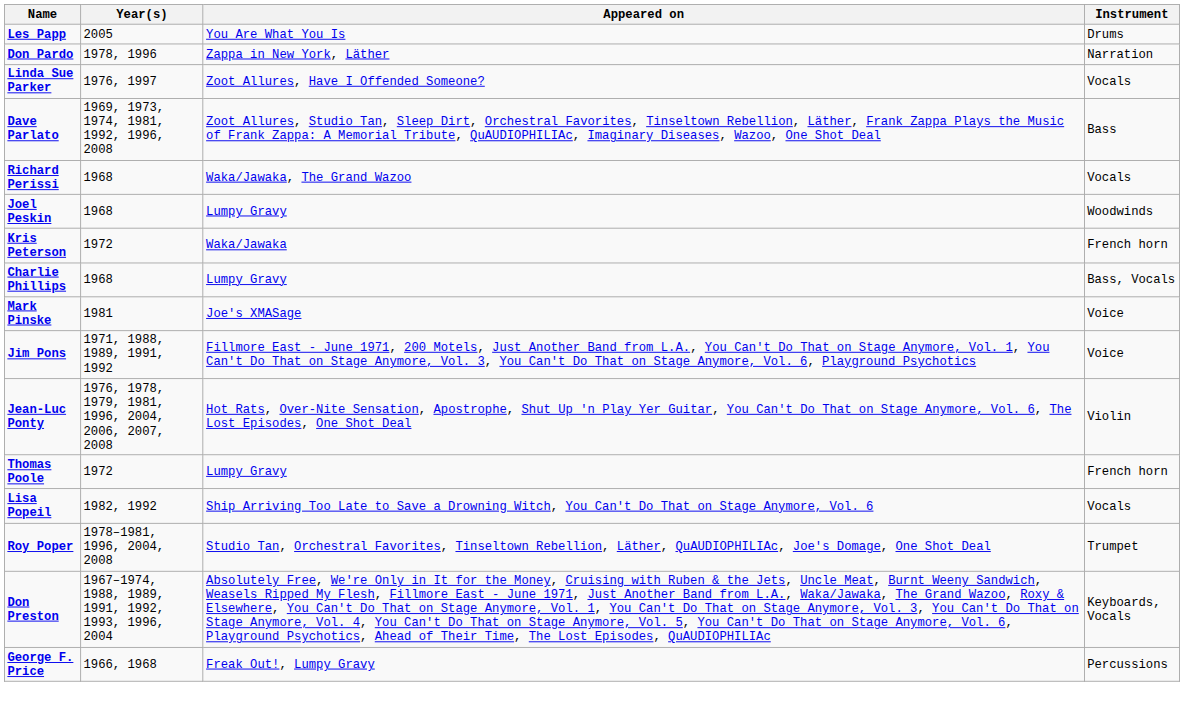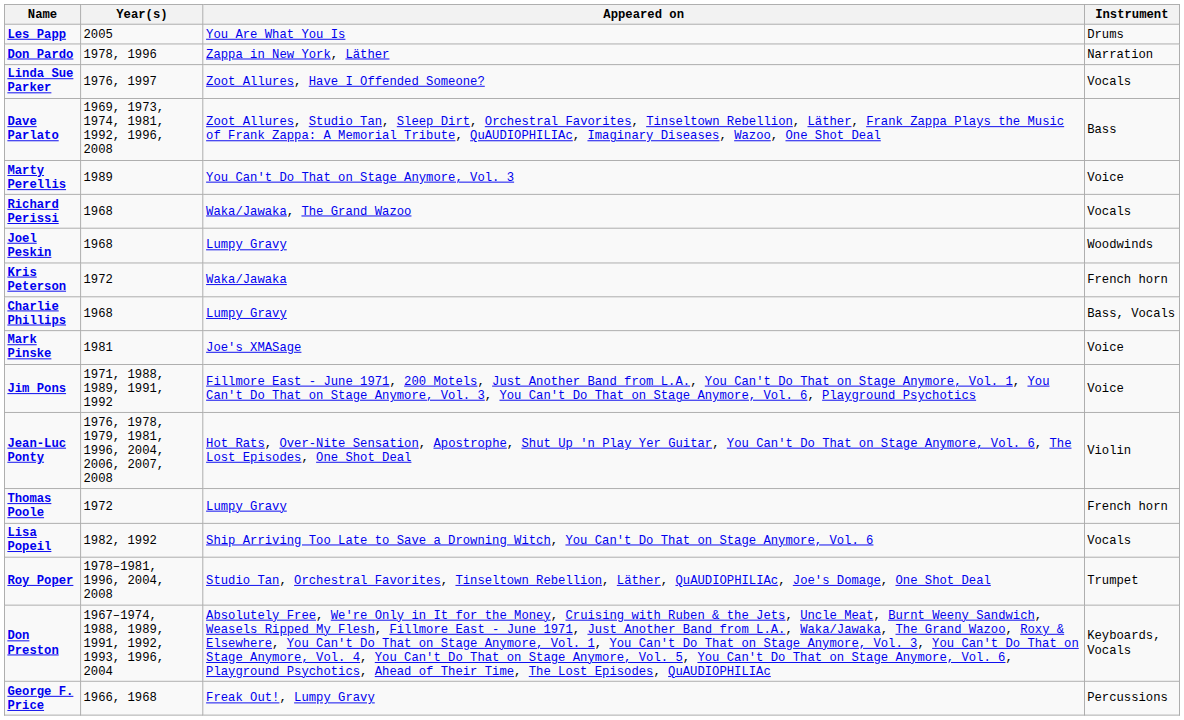+ row: (37, 177)
